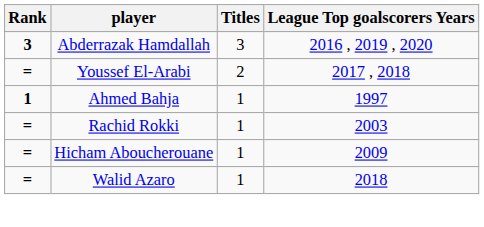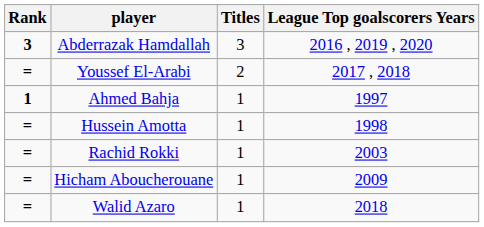+ row: (134, 126)
